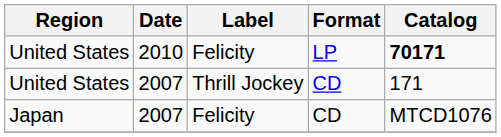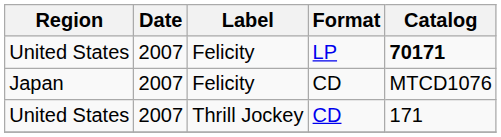(161, 52) 2010 -> (161, 52) 2007
rows swapped: (69, 83) <-> (36, 115)
